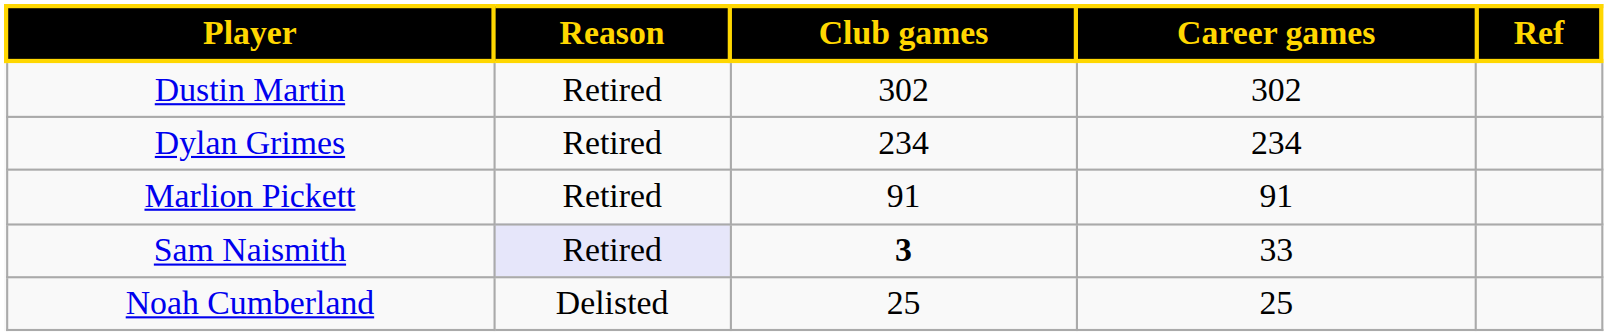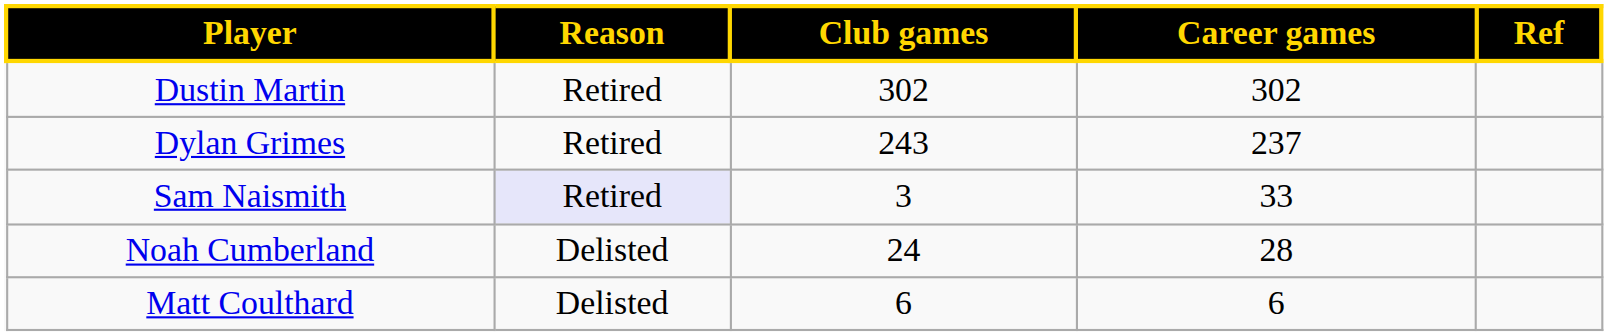(904, 142) 234 -> (904, 142) 243
(1276, 142) 234 -> (1276, 142) 237
- row: (250, 196)
(904, 249) bold -> (904, 196) normal
(904, 303) 25 -> (904, 249) 24
(1276, 303) 25 -> (1276, 249) 28
+ row: (250, 303)
